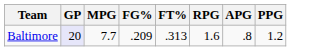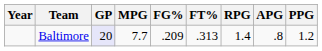+ column: (20, 15)
(212, 35) 1.6 -> (243, 35) 1.4
